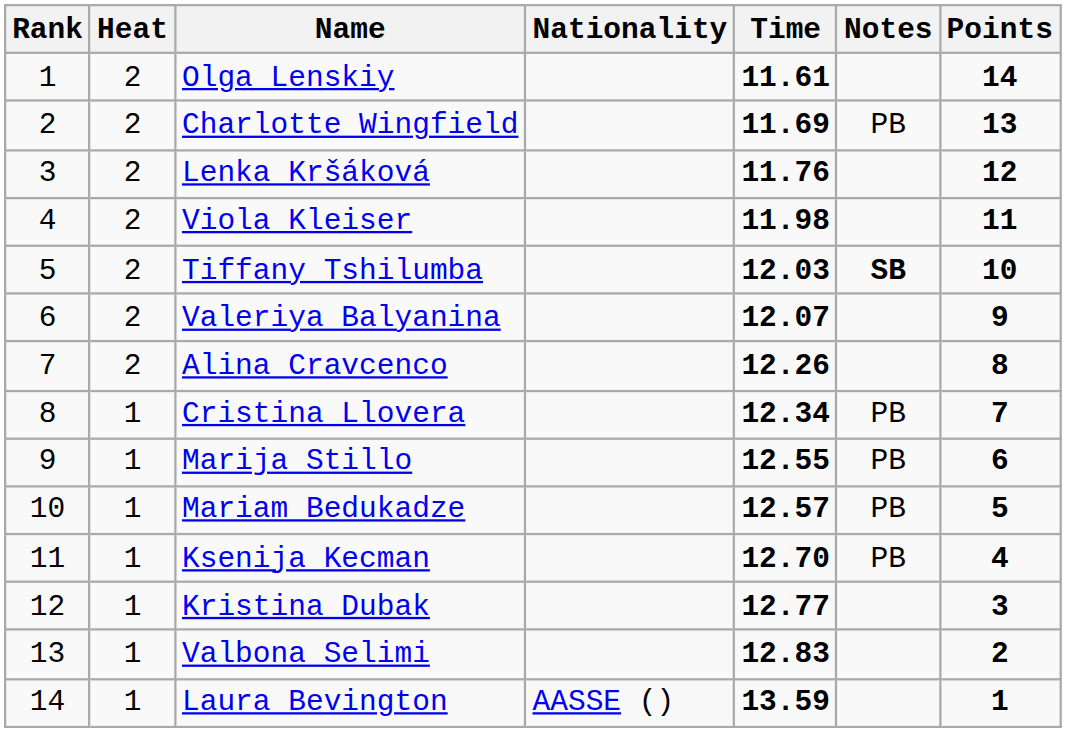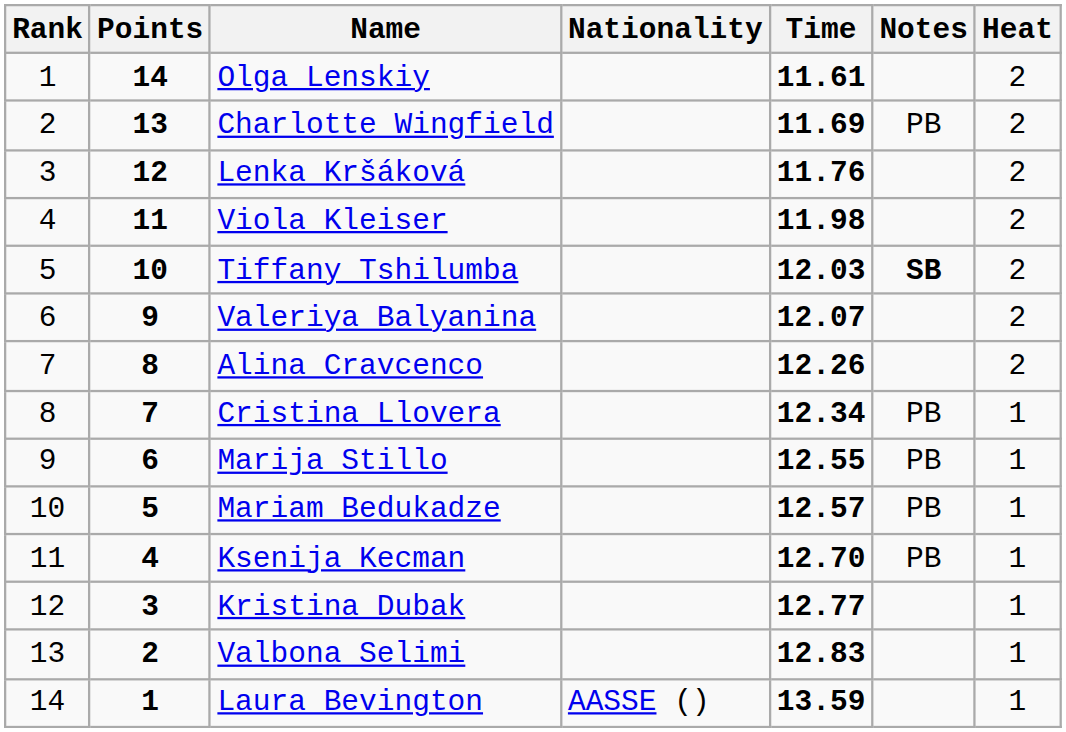columns swapped: (133, 29) <-> (1000, 29)
